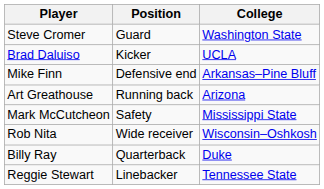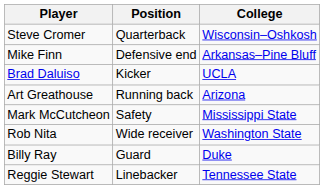(133, 34) Guard -> (150, 34) Quarterback
(252, 34) Washington State -> (260, 34) Wisconsin–Oshkosh
rows swapped: (43, 54) <-> (35, 74)
(260, 134) Wisconsin–Oshkosh -> (252, 134) Washington State
(150, 154) Quarterback -> (133, 154) Guard
